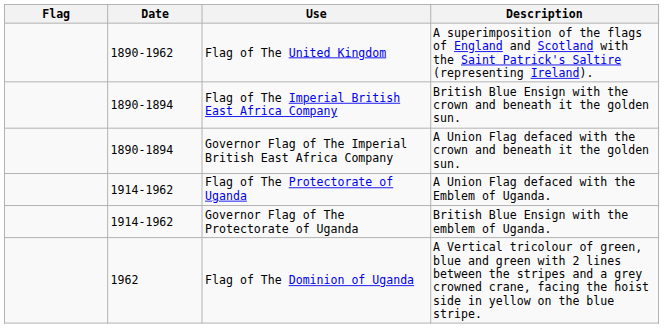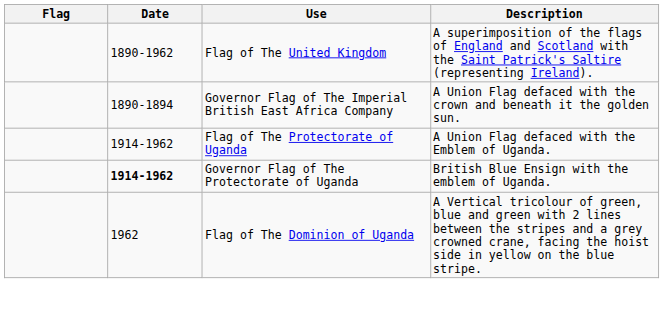- row: (303, 105)
(142, 222) normal -> (142, 176) bold
